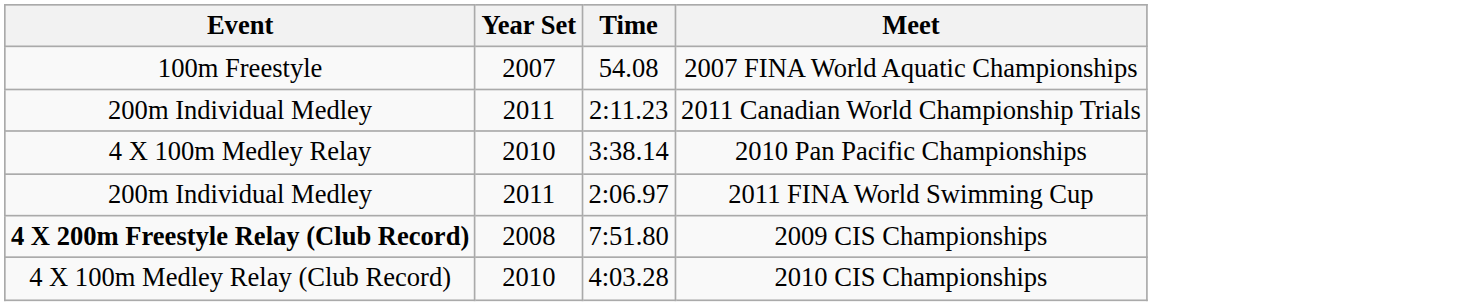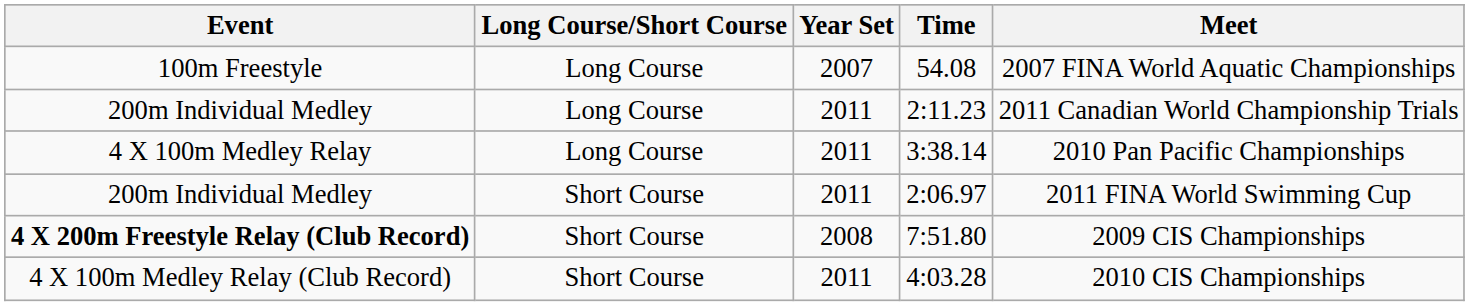+ column: (634, 25)
(529, 151) 2010 -> (847, 151) 2011
(529, 278) 2010 -> (847, 278) 2011
